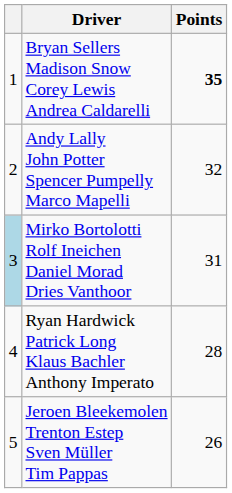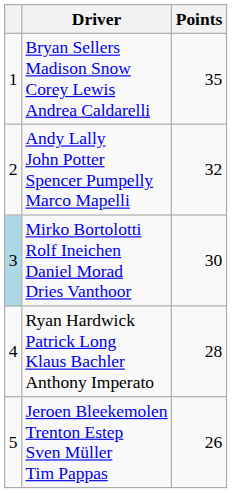(214, 78) bold -> (214, 78) normal
(214, 260) 31 -> (214, 260) 30
